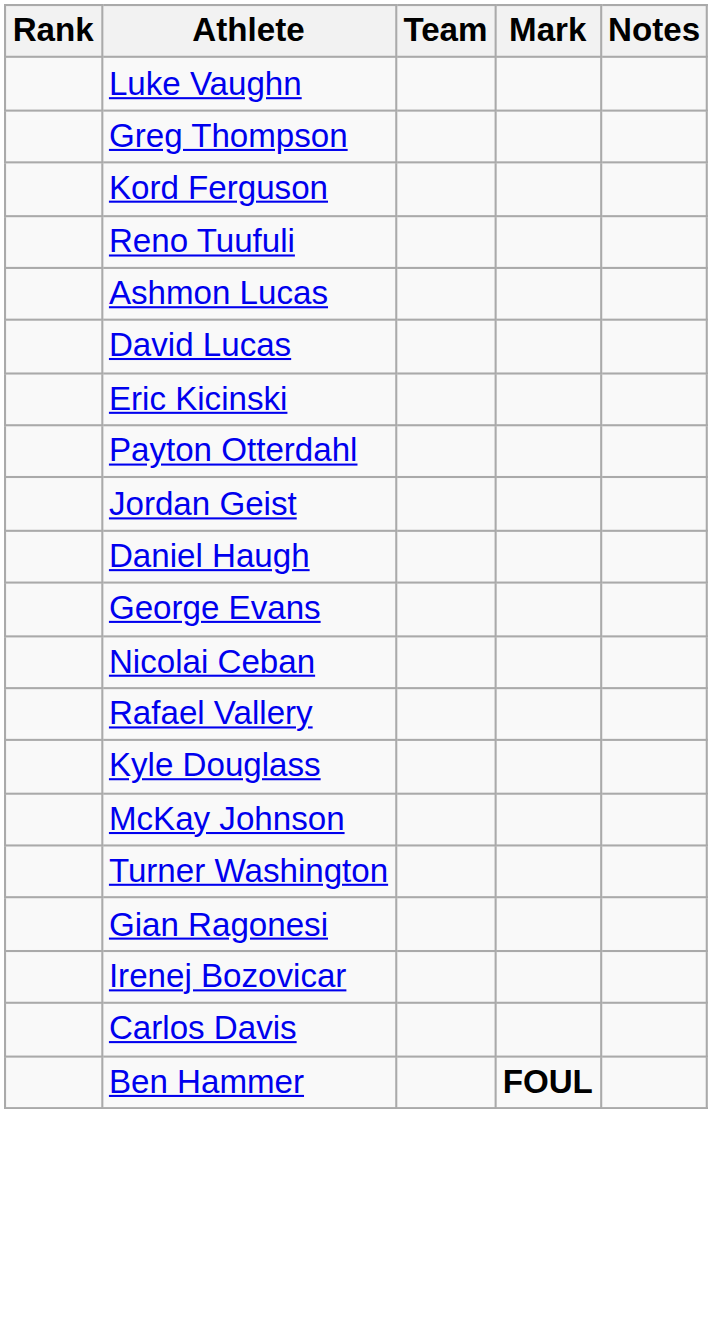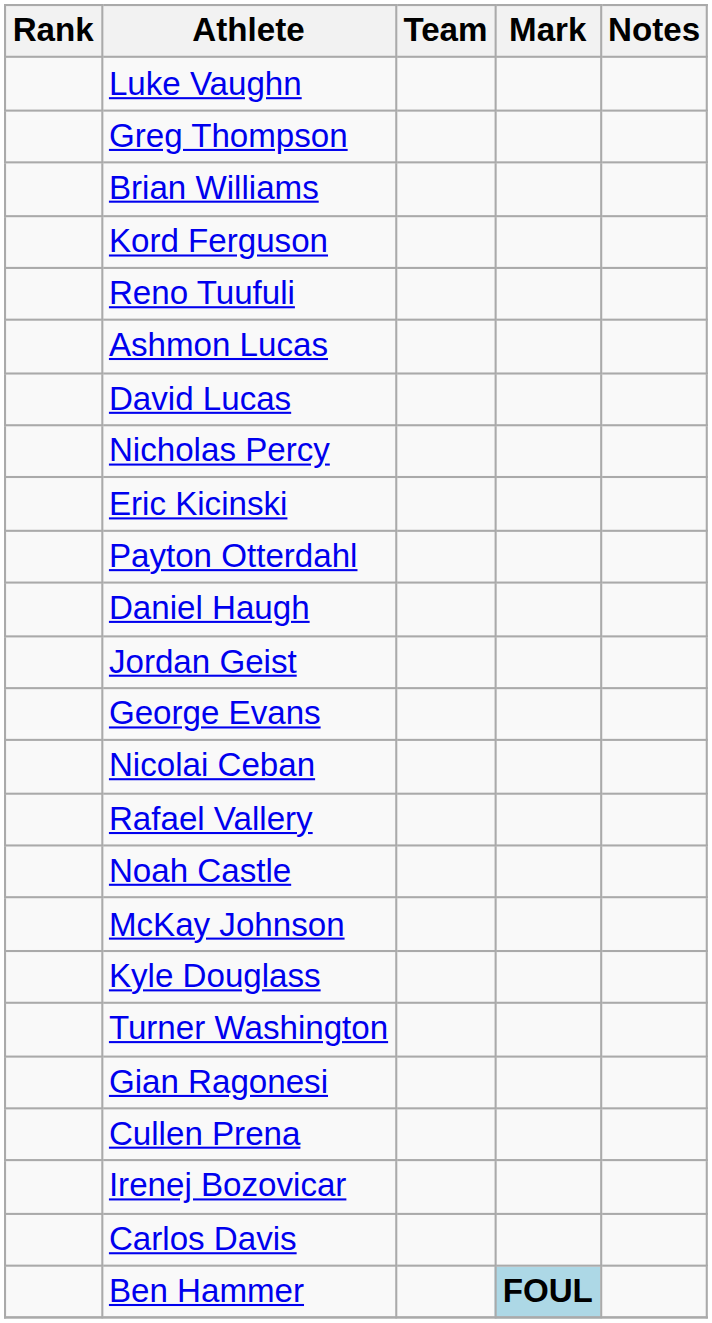+ row: (214, 188)
+ row: (219, 450)
rows swapped: (209, 556) <-> (203, 503)
+ row: (200, 871)
rows swapped: (215, 766) <-> (227, 818)
+ row: (205, 1133)
(548, 1081) no background -> (548, 1291) lightblue background
